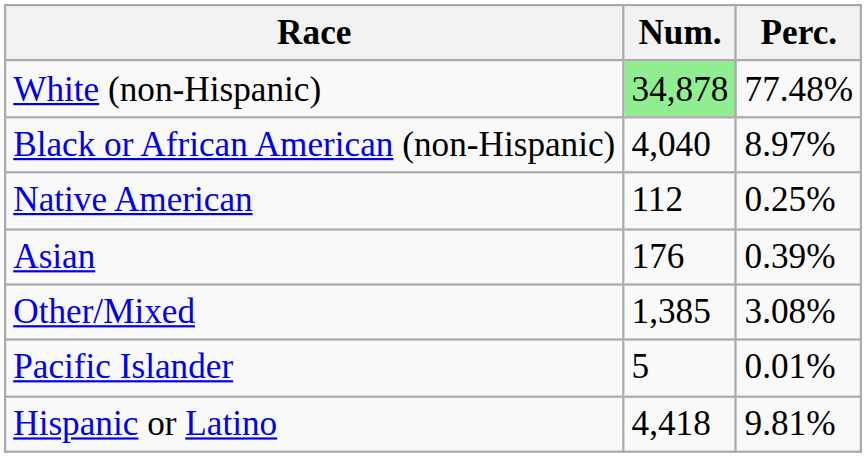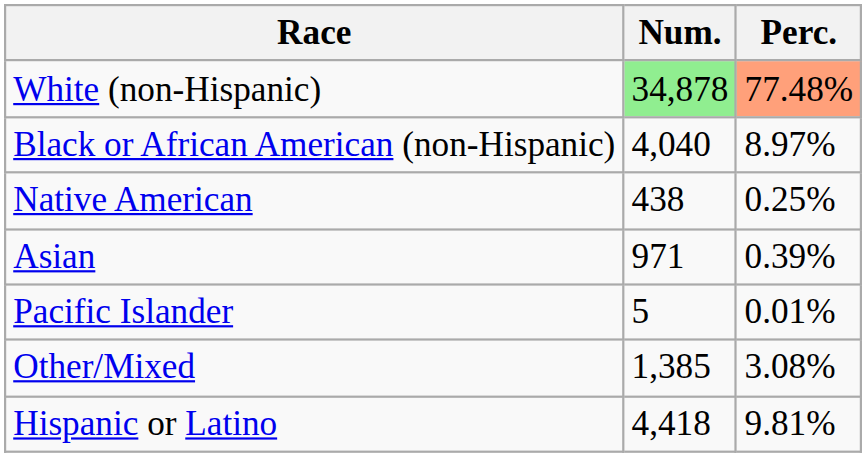(799, 88) no background -> (799, 88) lightsalmon background
(657, 199) 112 -> (658, 199) 438
(658, 255) 176 -> (658, 255) 971
rows swapped: (123, 367) <-> (104, 311)
